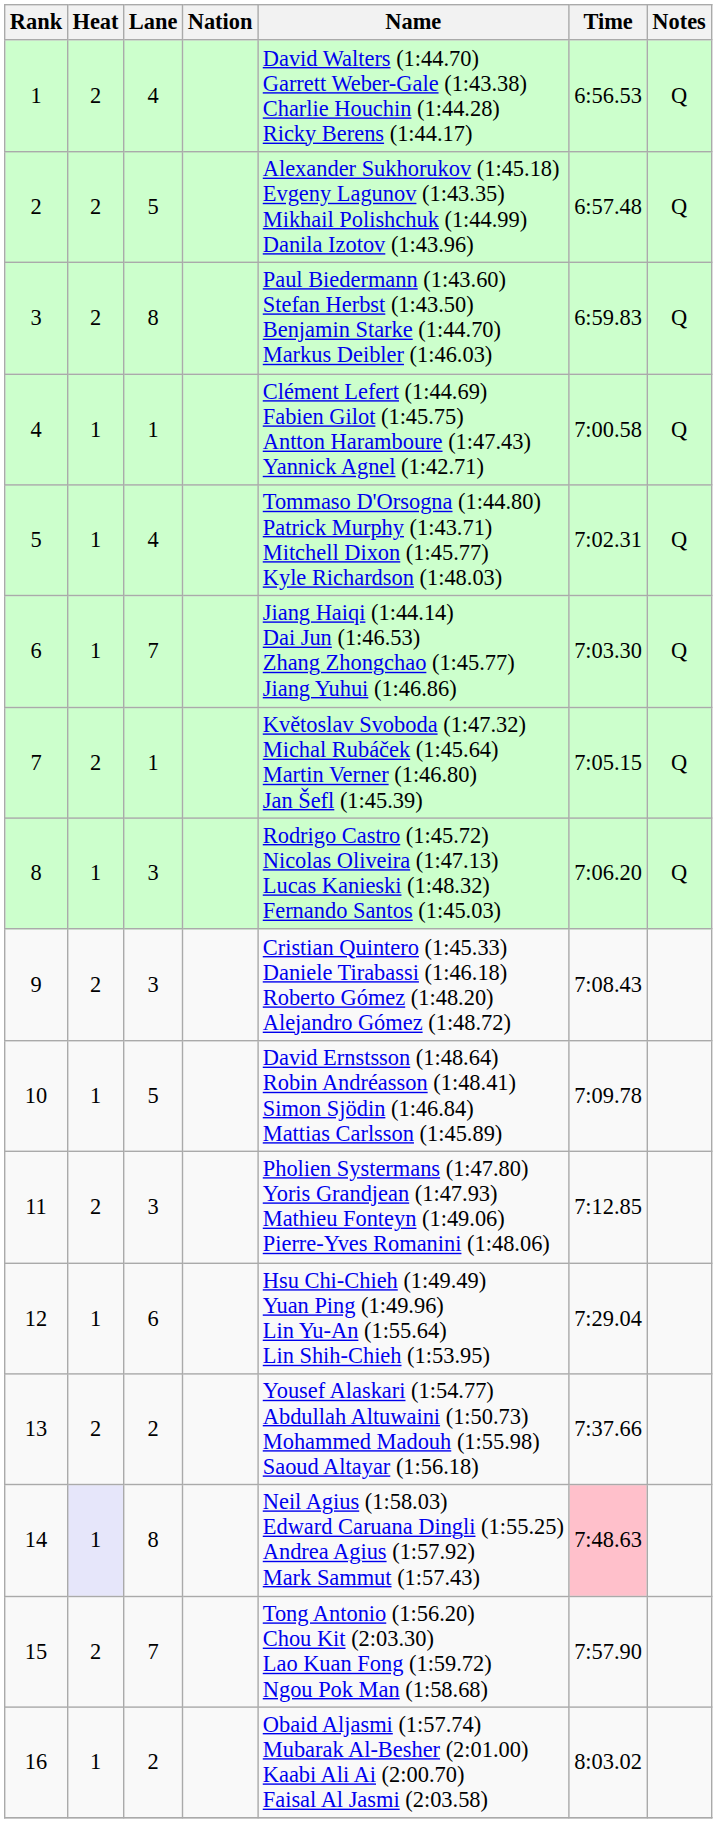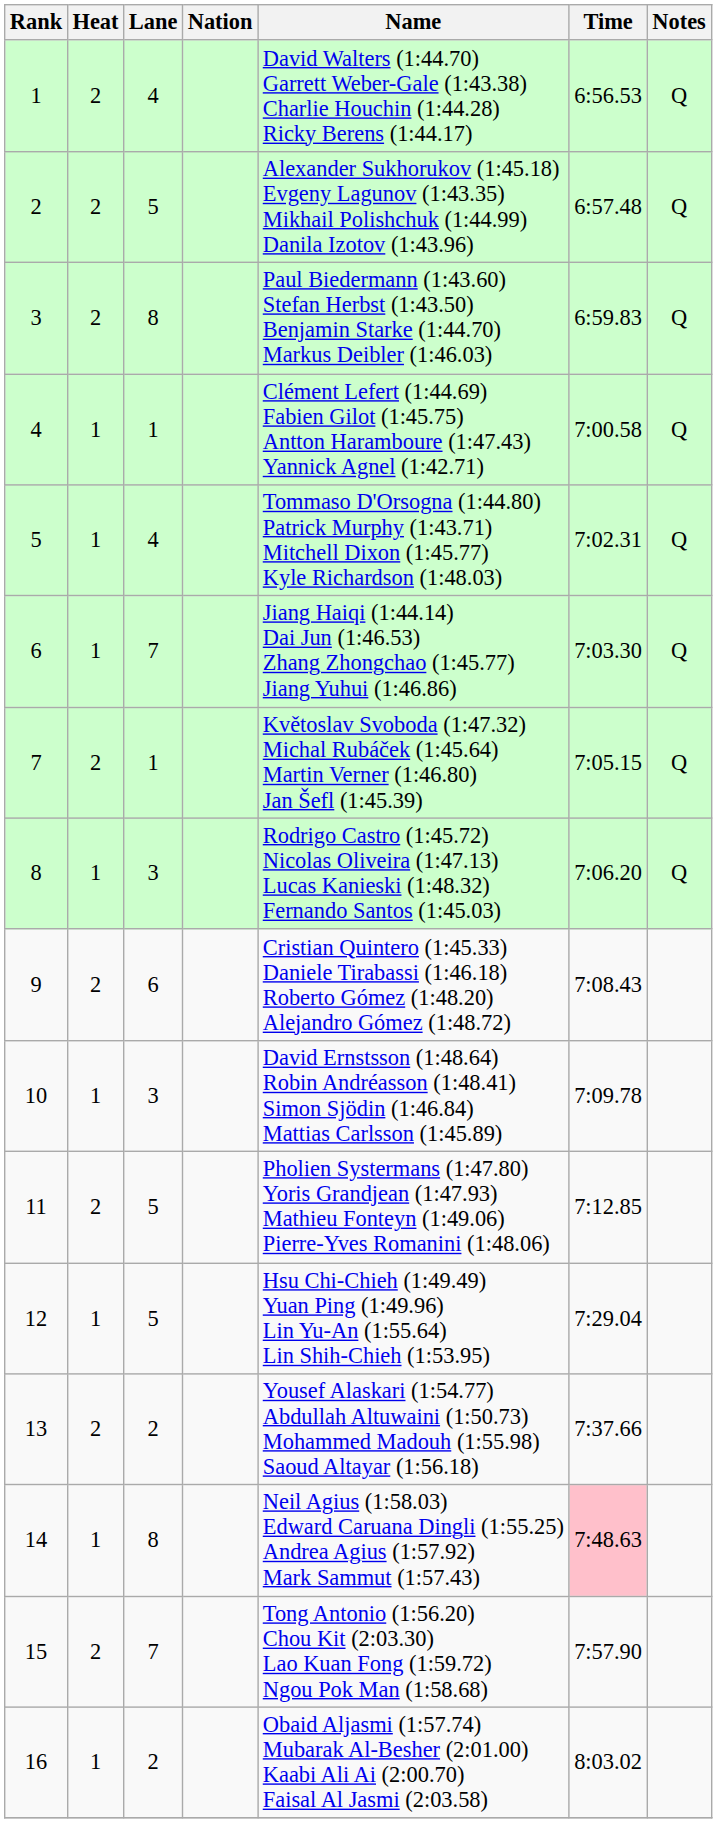(153, 984) 3 -> (153, 984) 6
(153, 1095) 5 -> (153, 1095) 3
(153, 1206) 3 -> (153, 1206) 5
(153, 1317) 6 -> (153, 1317) 5
(96, 1540) lavender background -> (96, 1540) no background
